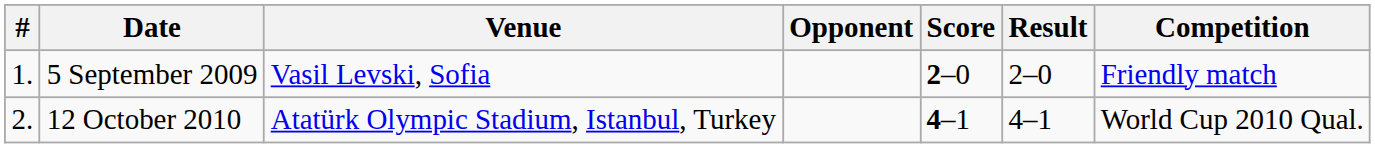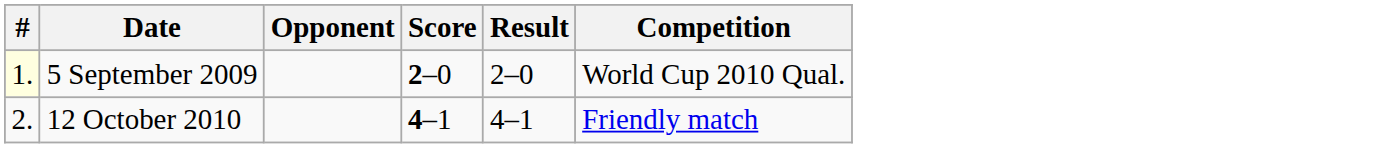- column: (523, 27)
(22, 73) no background -> (22, 73) lightyellow background
(1189, 73) Friendly match -> (714, 73) World Cup 2010 Qual.
(1232, 119) World Cup 2010 Qual. -> (670, 119) Friendly match
